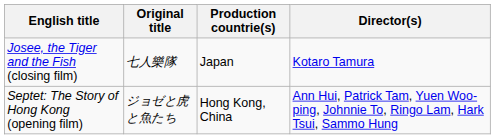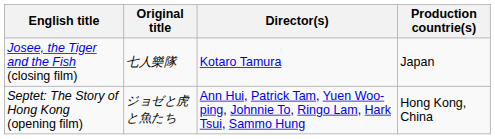columns swapped: (390, 21) <-> (243, 21)
